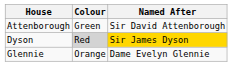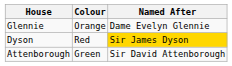rows swapped: (39, 26) <-> (25, 54)
(82, 40) lightgrey background -> (82, 40) no background
